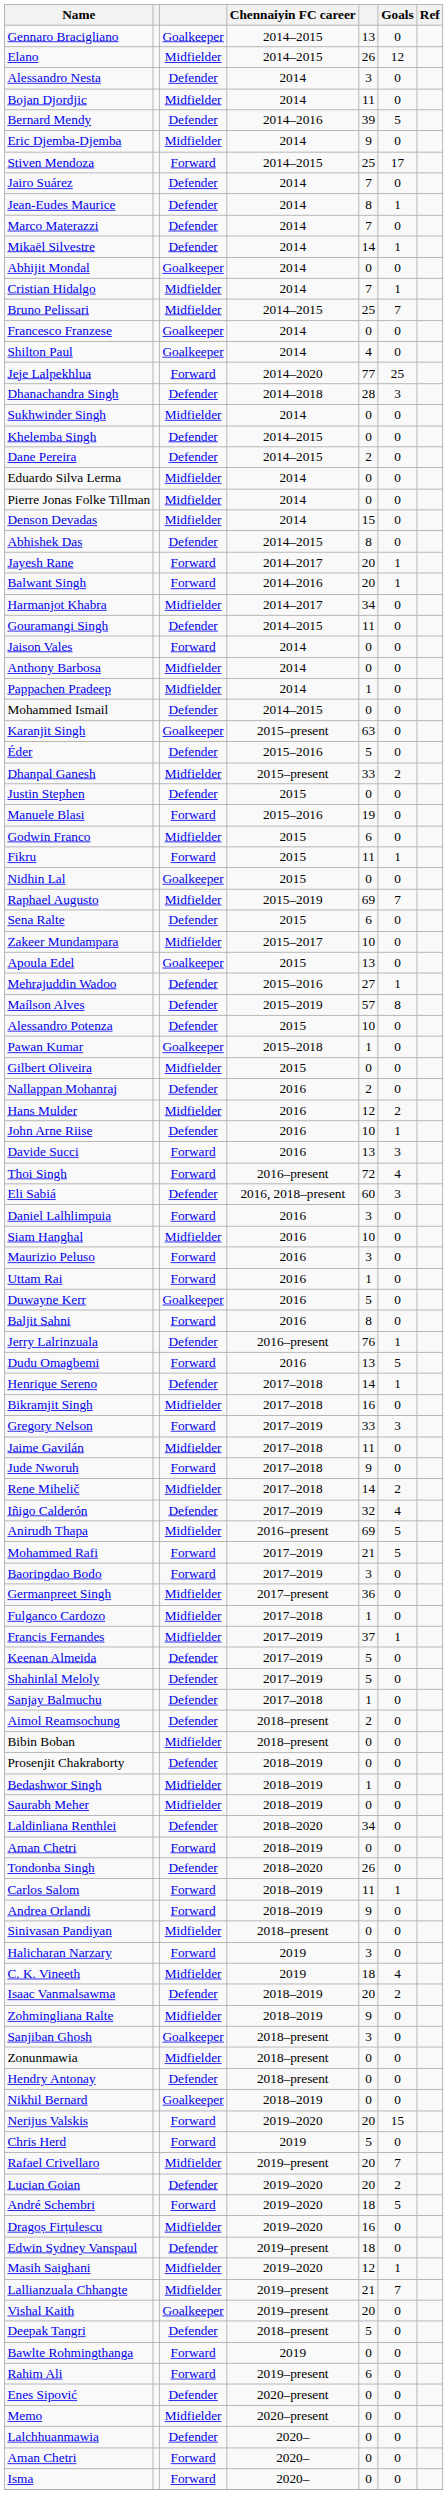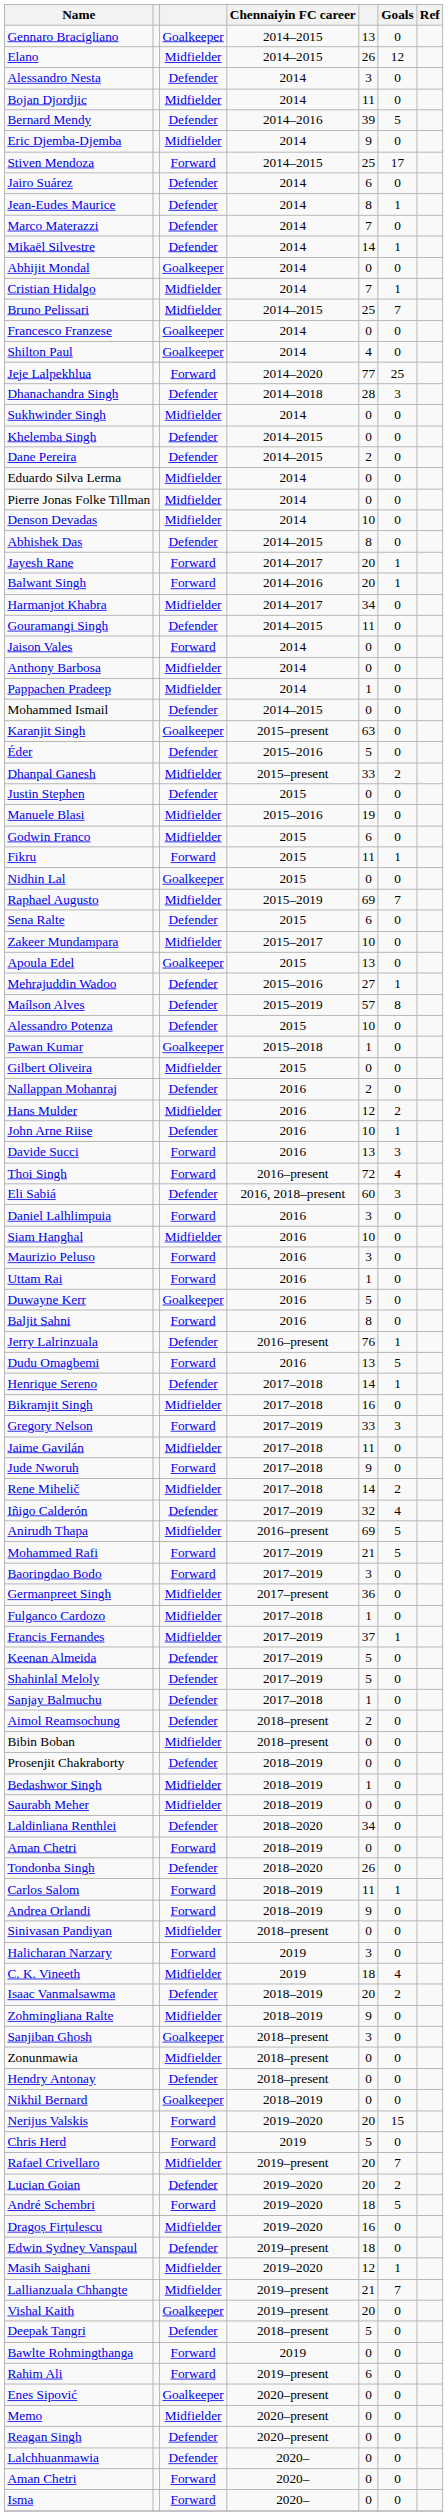(368, 183) 7 -> (368, 183) 6
(368, 520) 15 -> (368, 520) 10
(193, 815) Forward -> (193, 815) Midfielder
(193, 2394) Defender -> (193, 2394) Goalkeeper
+ row: (45, 2437)
